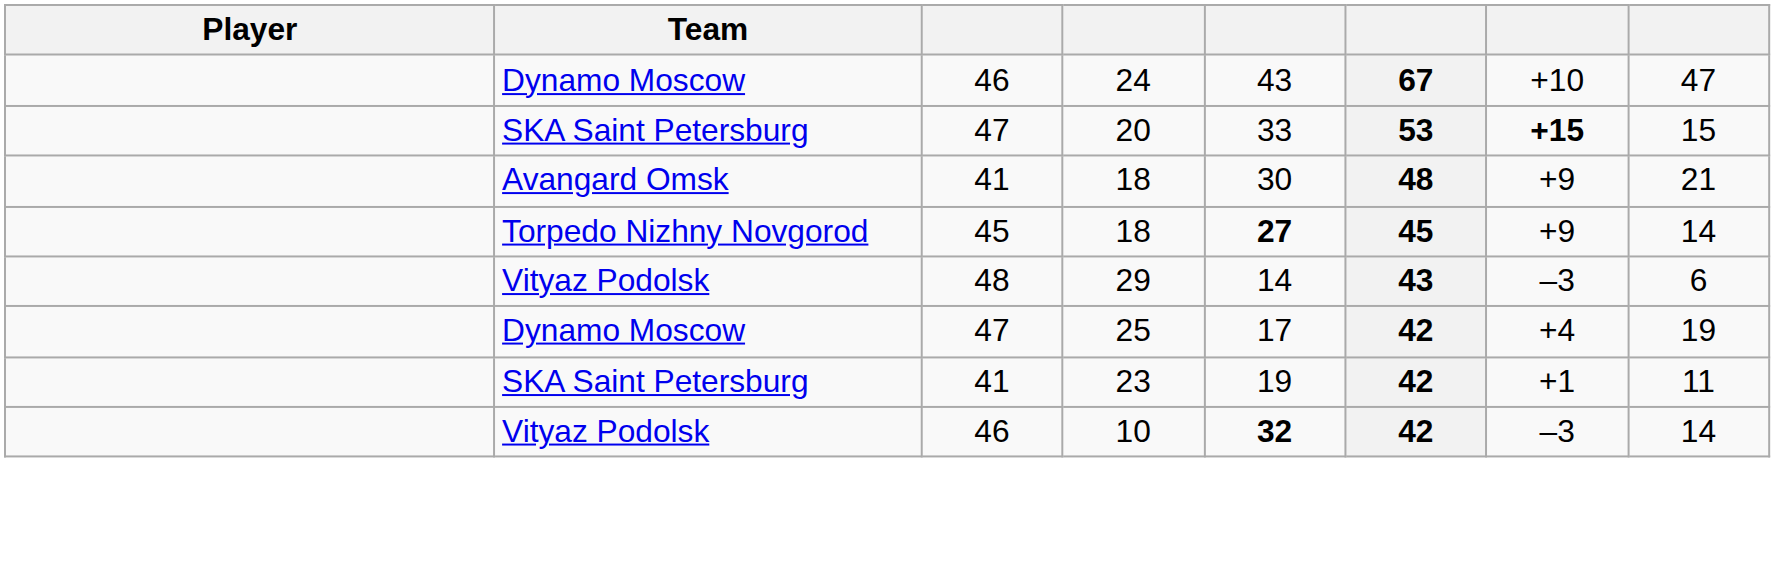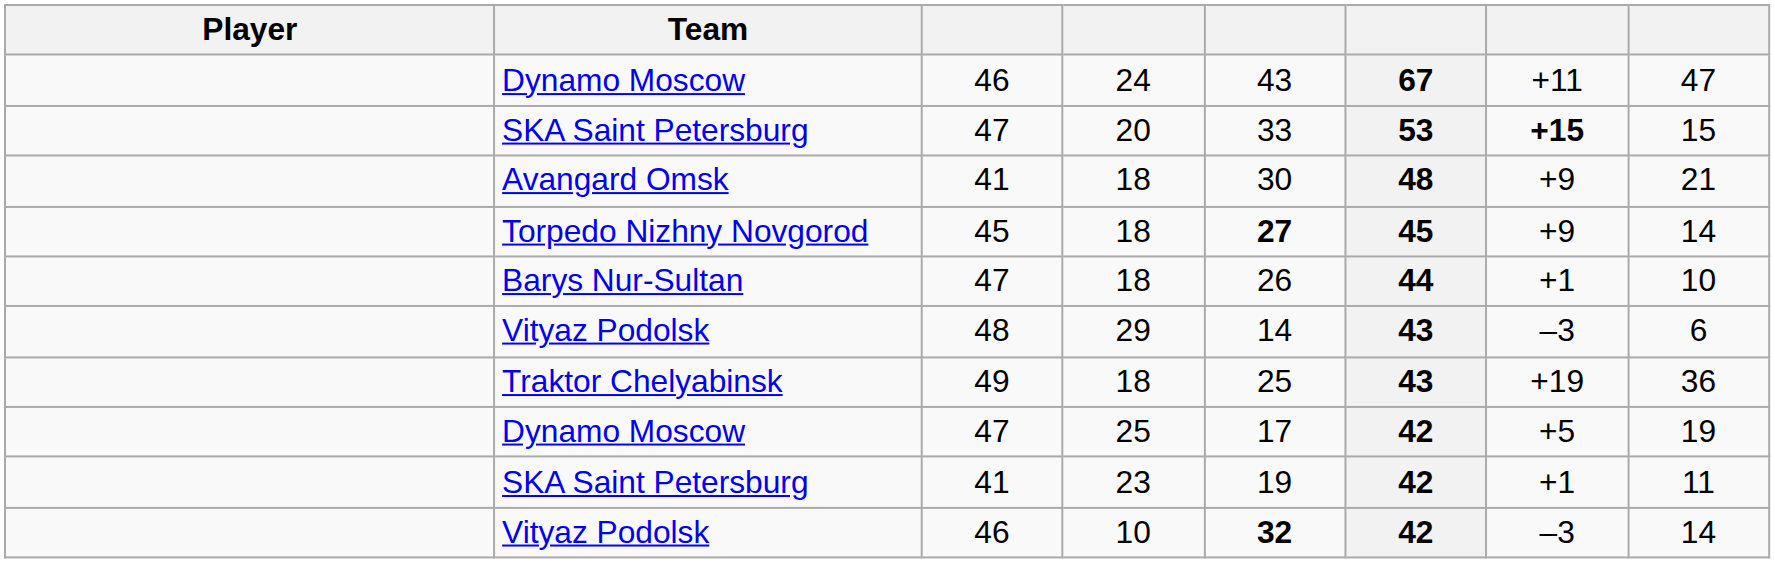(1557, 79) +10 -> (1557, 79) +11
+ row: (623, 280)
+ row: (642, 381)
(1557, 331) +4 -> (1557, 431) +5
